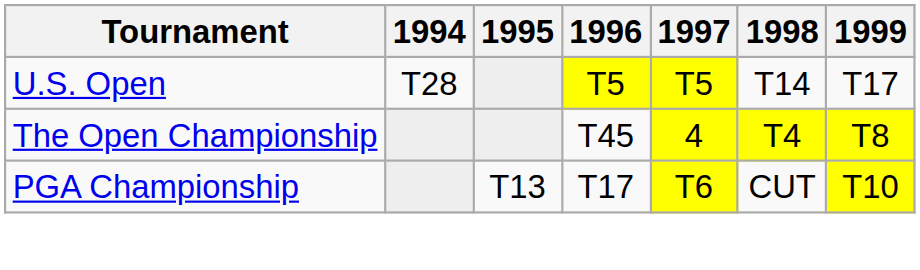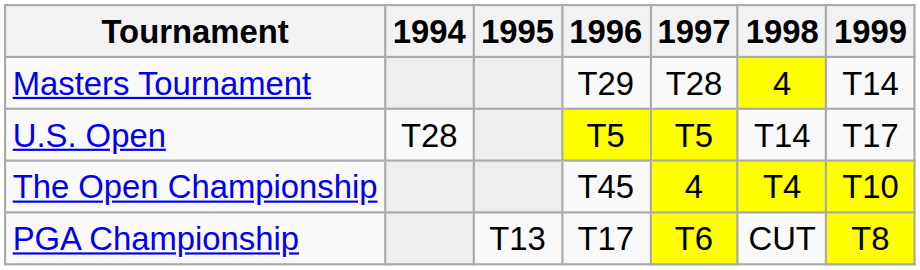+ row: (162, 83)
(870, 135) T8 -> (870, 187) T10
(870, 187) T10 -> (870, 239) T8
